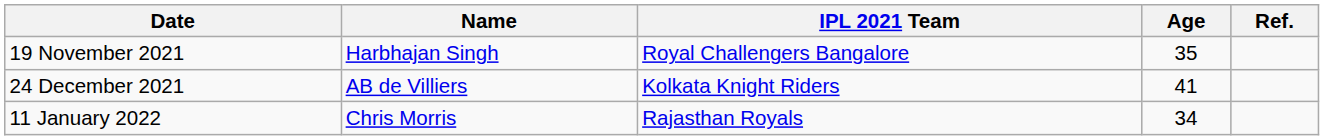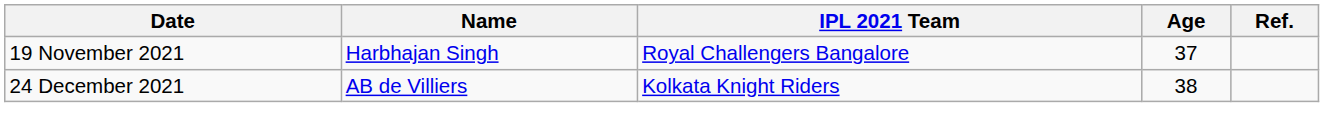(1186, 53) 35 -> (1186, 53) 37
(1186, 85) 41 -> (1186, 85) 38
- row: (85, 118)
